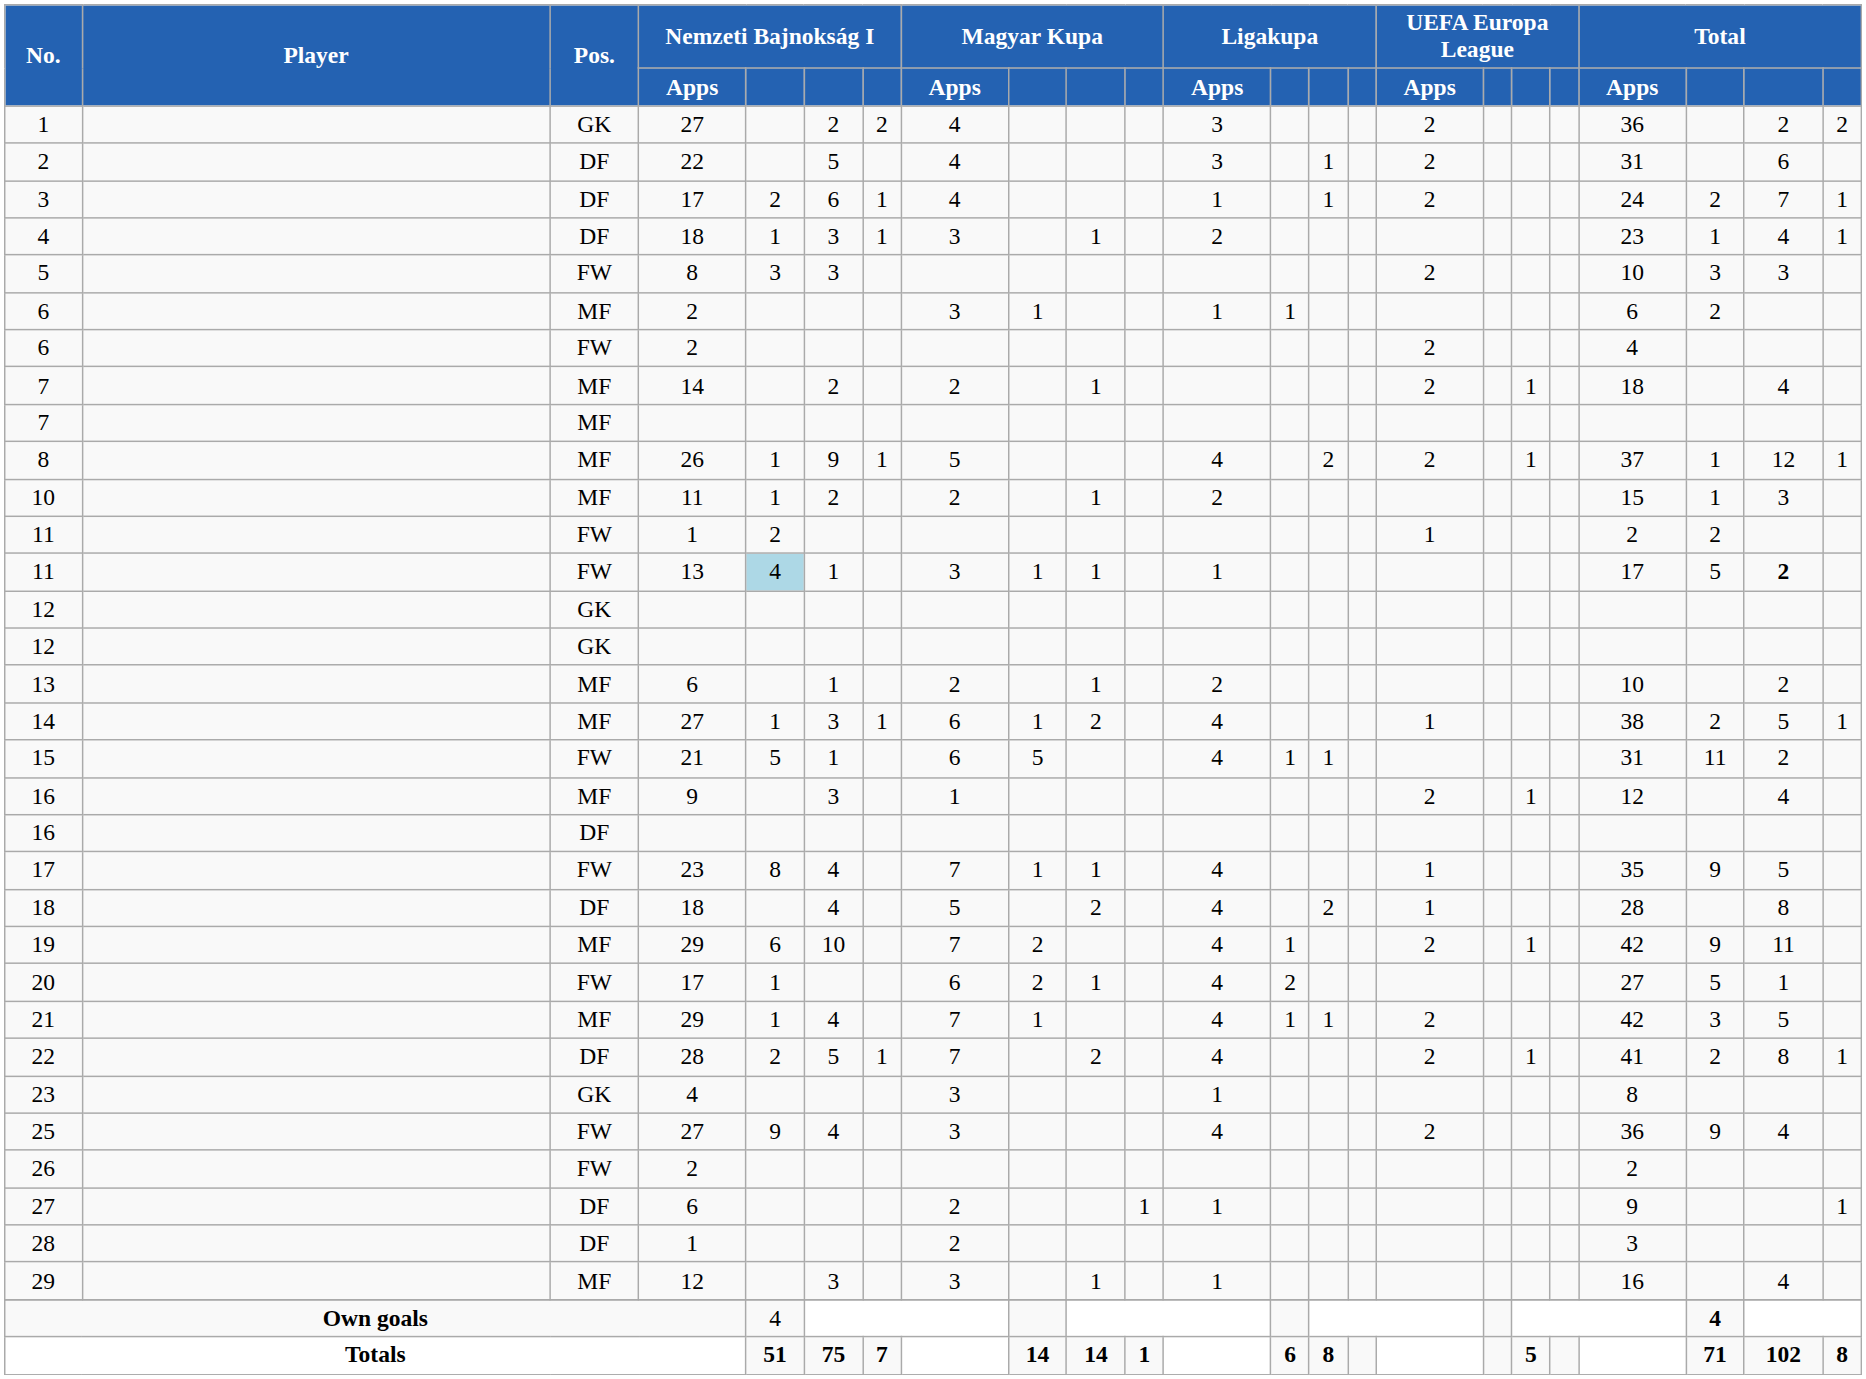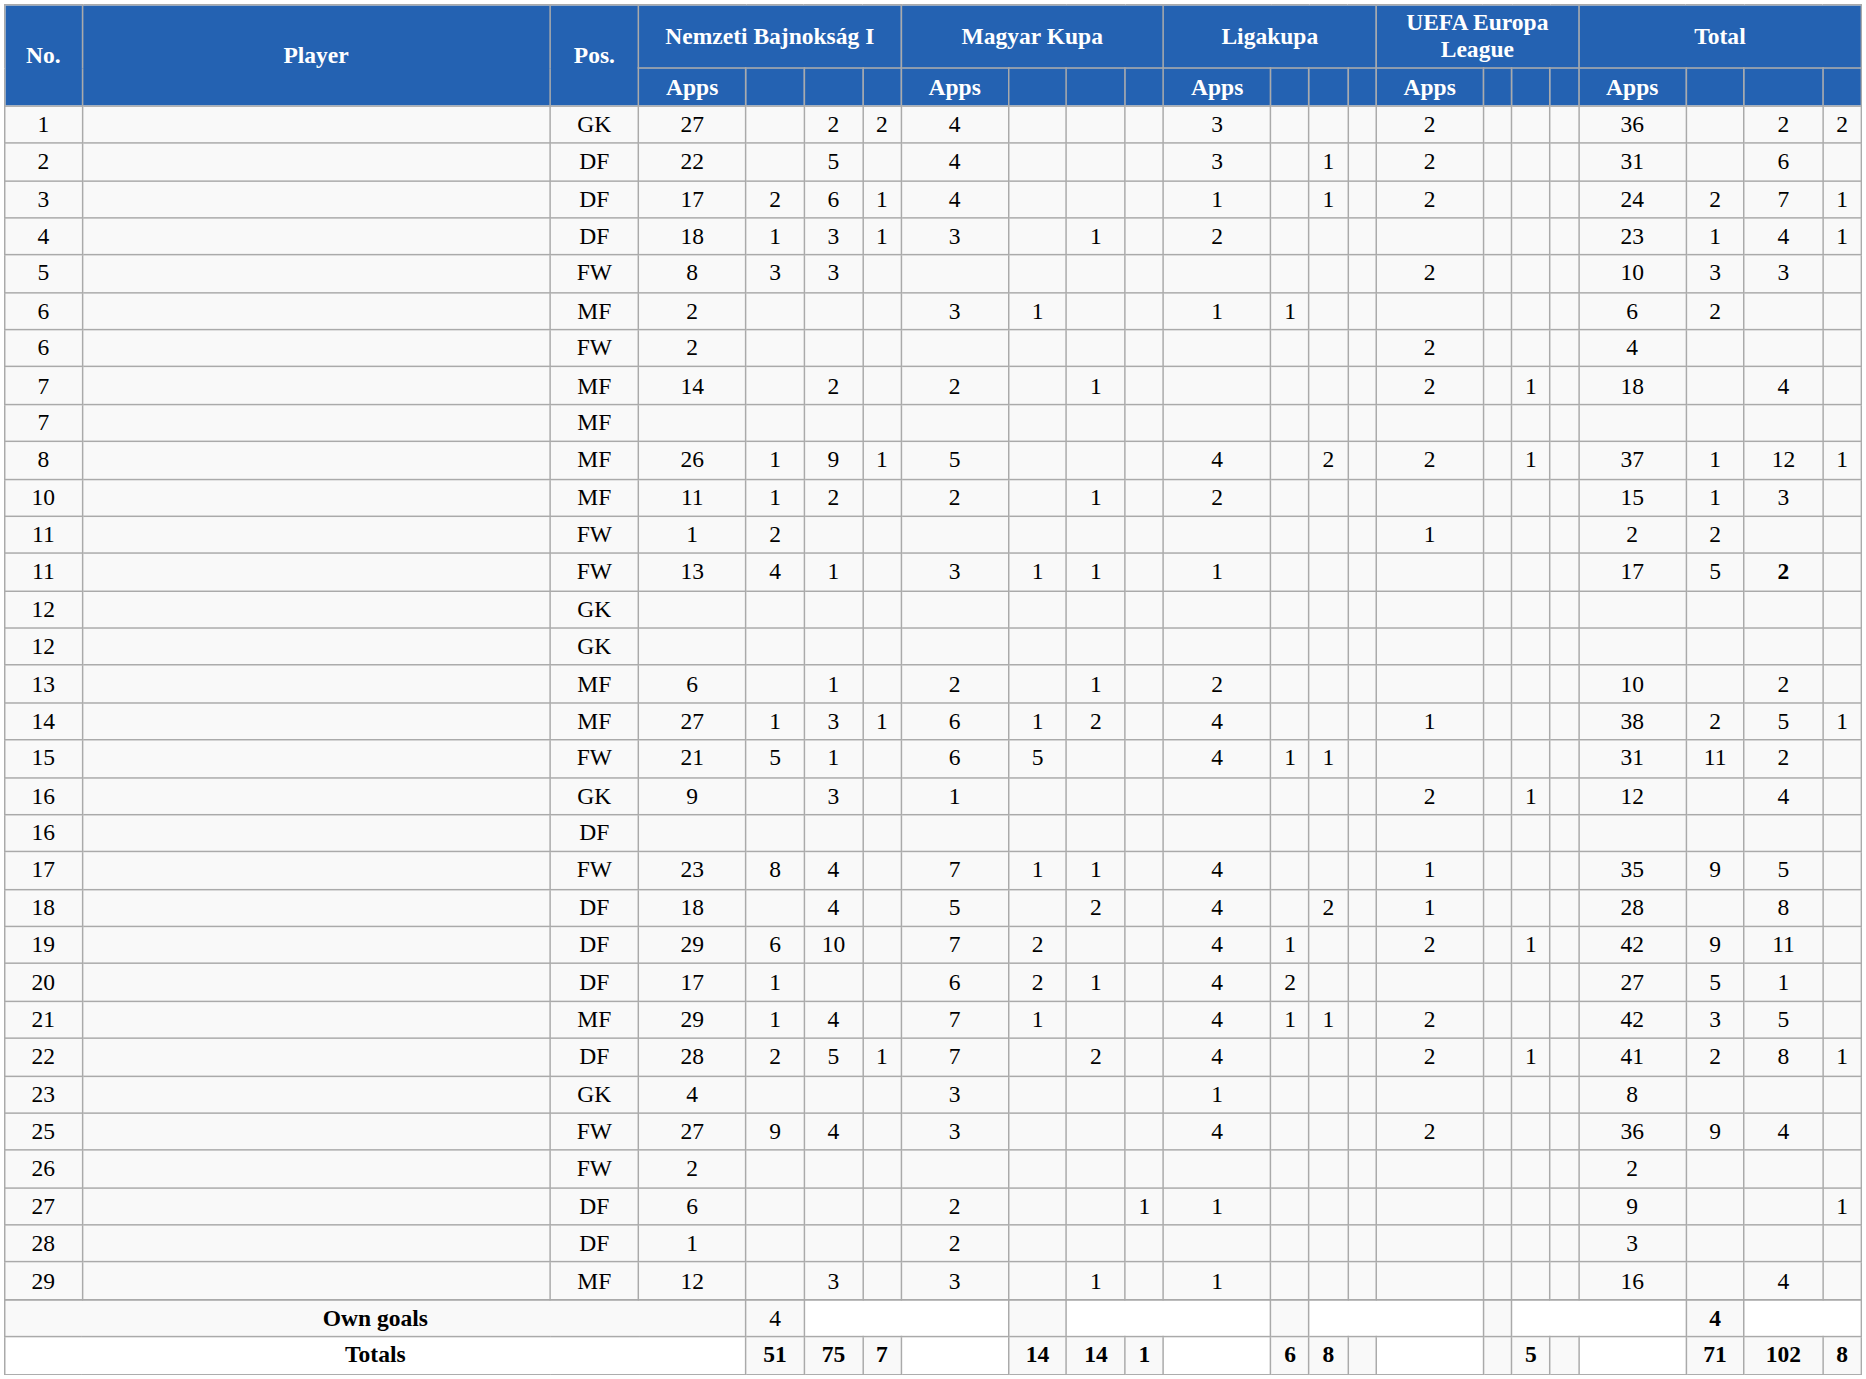(775, 571) lightblue background -> (775, 571) no background
(594, 795) MF -> (594, 795) GK
(594, 944) MF -> (594, 944) DF
(594, 982) FW -> (594, 982) DF
